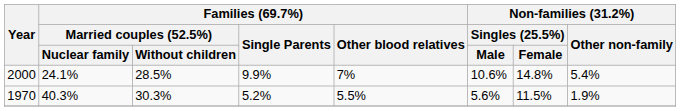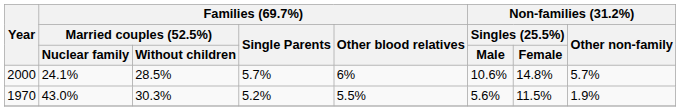(256, 75) 9.9% -> (256, 75) 5.7%
(346, 75) 7% -> (346, 75) 6%
(585, 75) 5.4% -> (585, 75) 5.7%
(60, 95) 40.3% -> (60, 95) 43.0%
